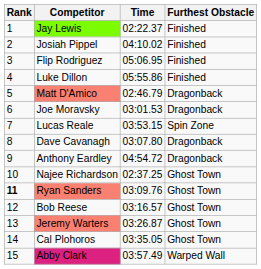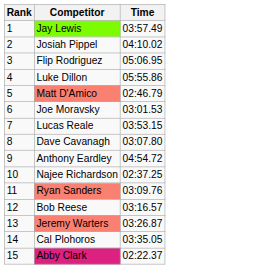- column: (211, 12)
(142, 28) 02:22.37 -> (142, 28) 03:57.49
(12, 191) bold -> (12, 191) normal
(142, 256) 03:57.49 -> (142, 256) 02:22.37
